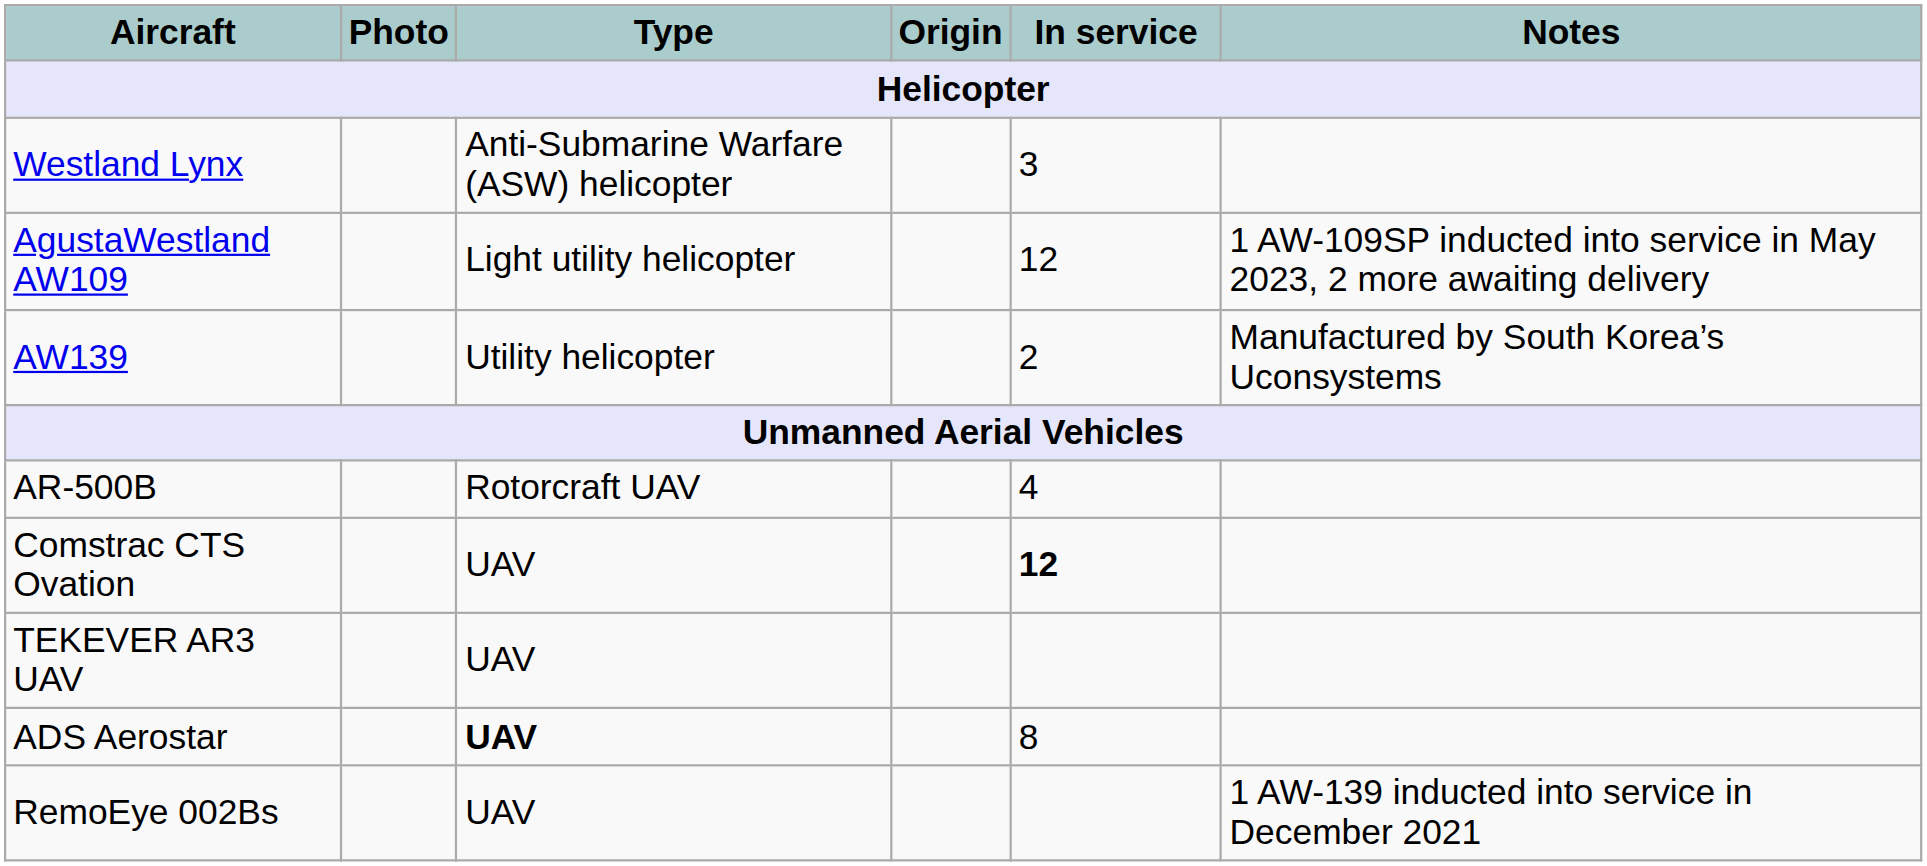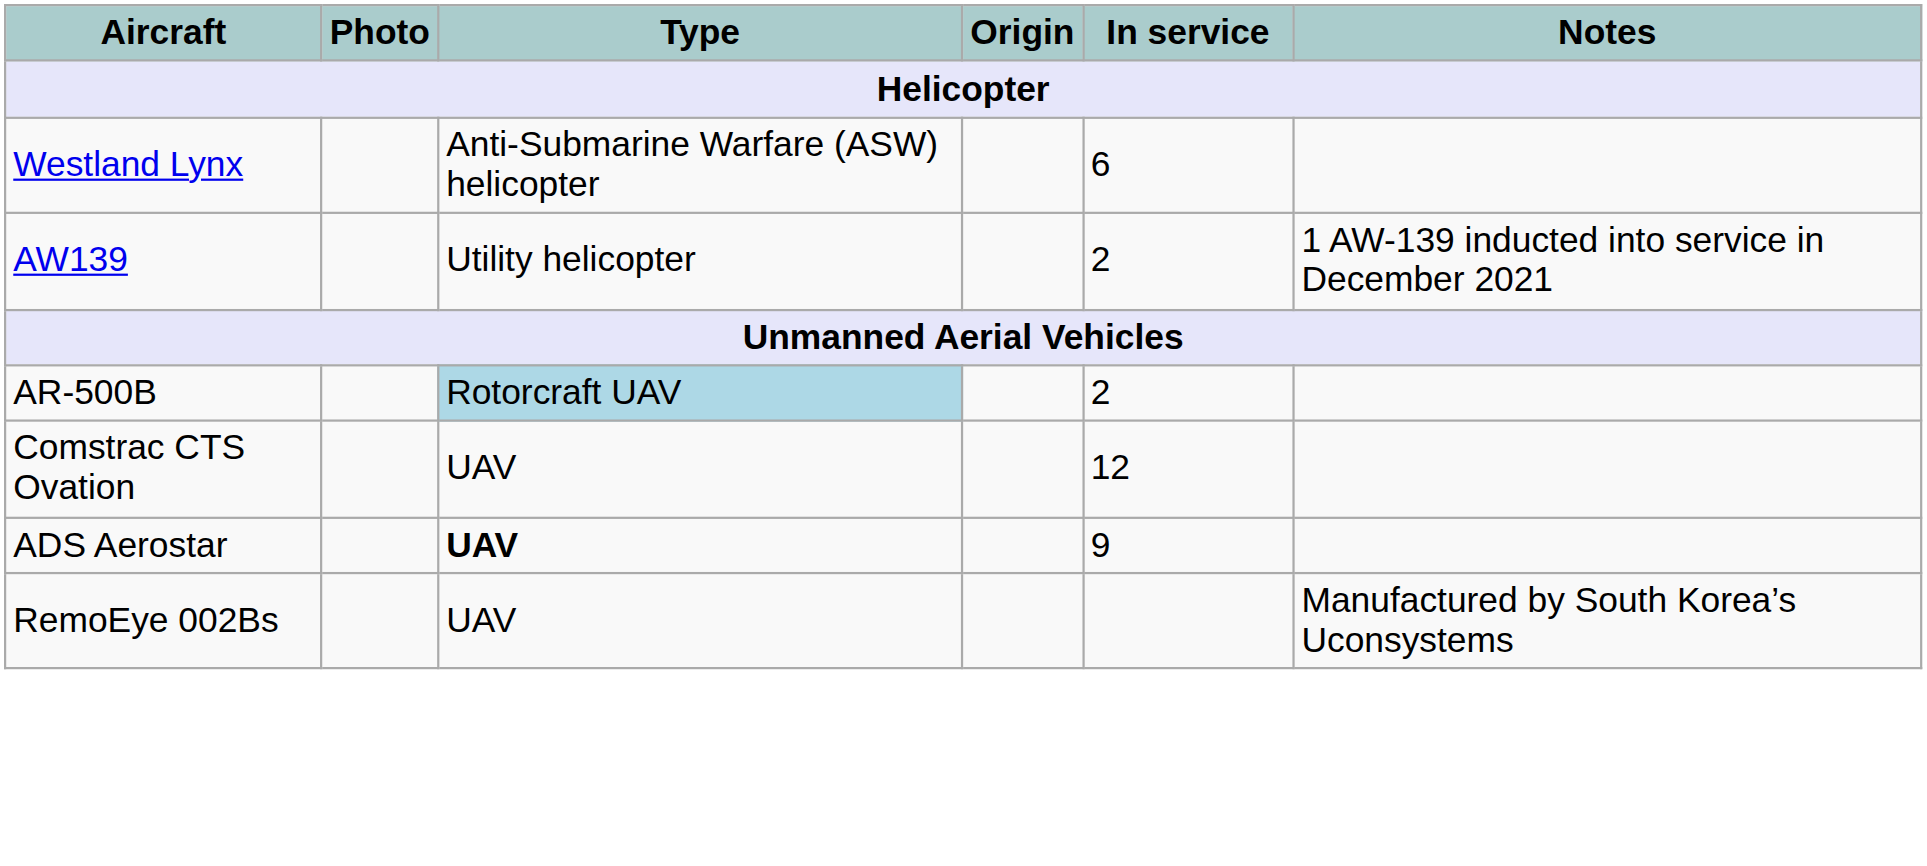(1029, 164) 3 -> (1101, 164) 6
- row: (142, 260)
(1477, 356) Manufactured by South Korea’s Uconsystems -> (1563, 260) 1 AW-139 inducted into service in December 2021
(583, 488) no background -> (564, 392) lightblue background
(1029, 488) 4 -> (1101, 392) 2
(1039, 564) bold -> (1110, 468) normal
- row: (134, 660)
(1029, 736) 8 -> (1101, 544) 9
(1491, 812) 1 AW-139 inducted into service in December 2021 -> (1549, 620) Manufactured by South Korea’s Uconsystems
